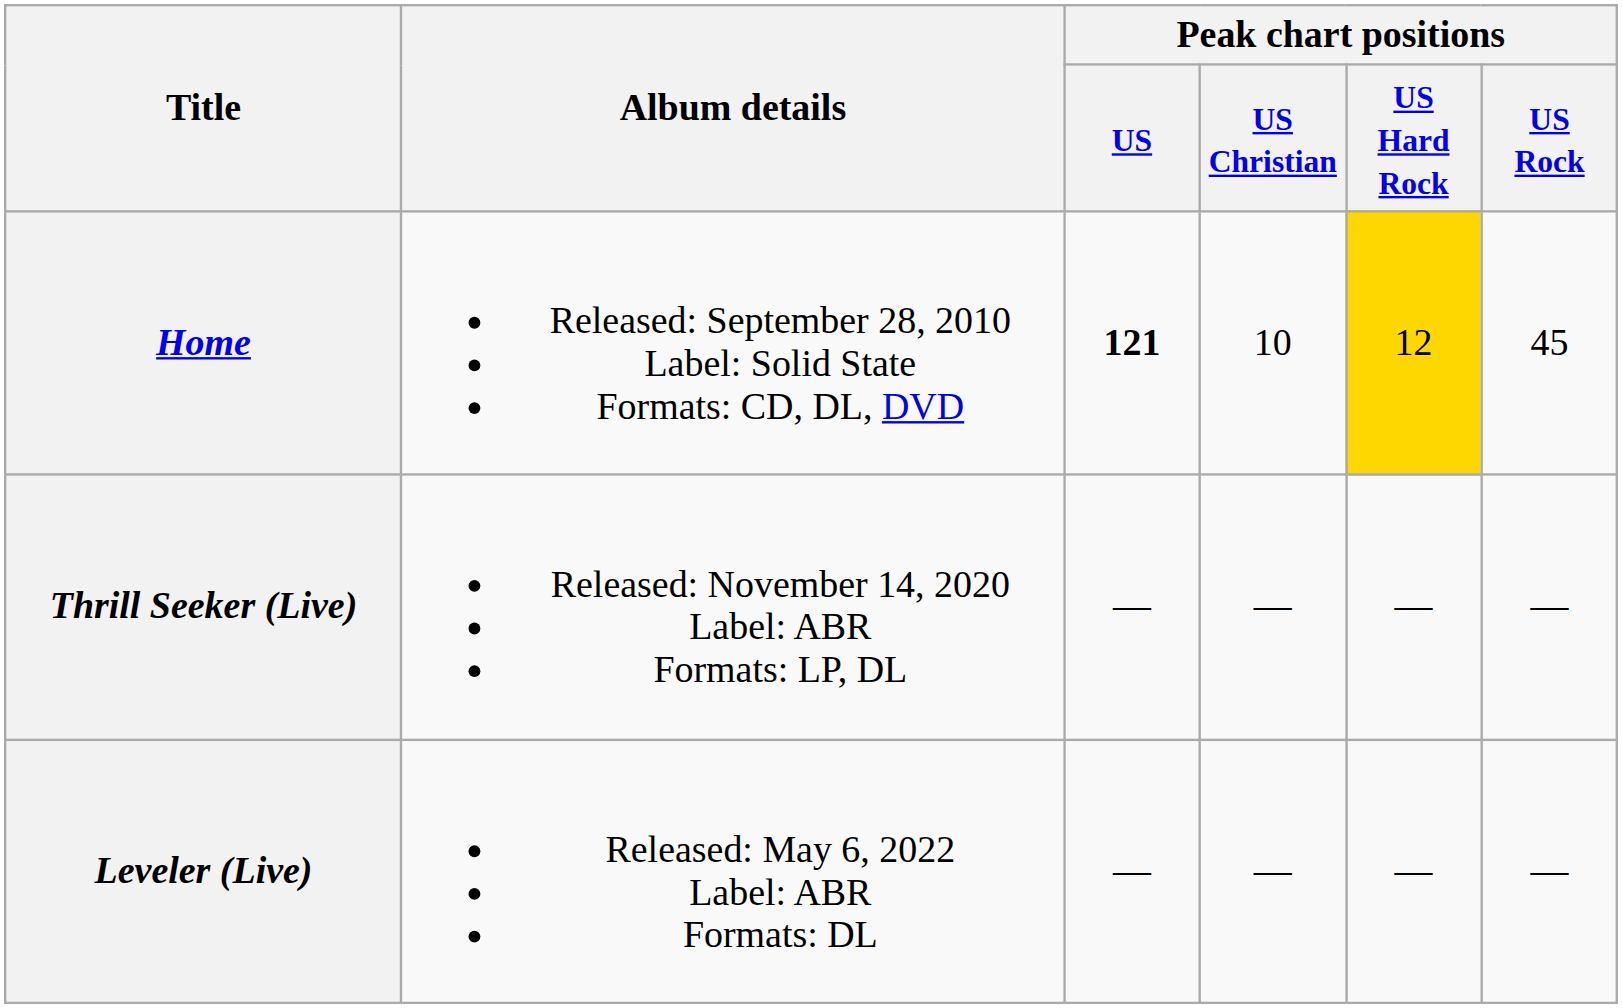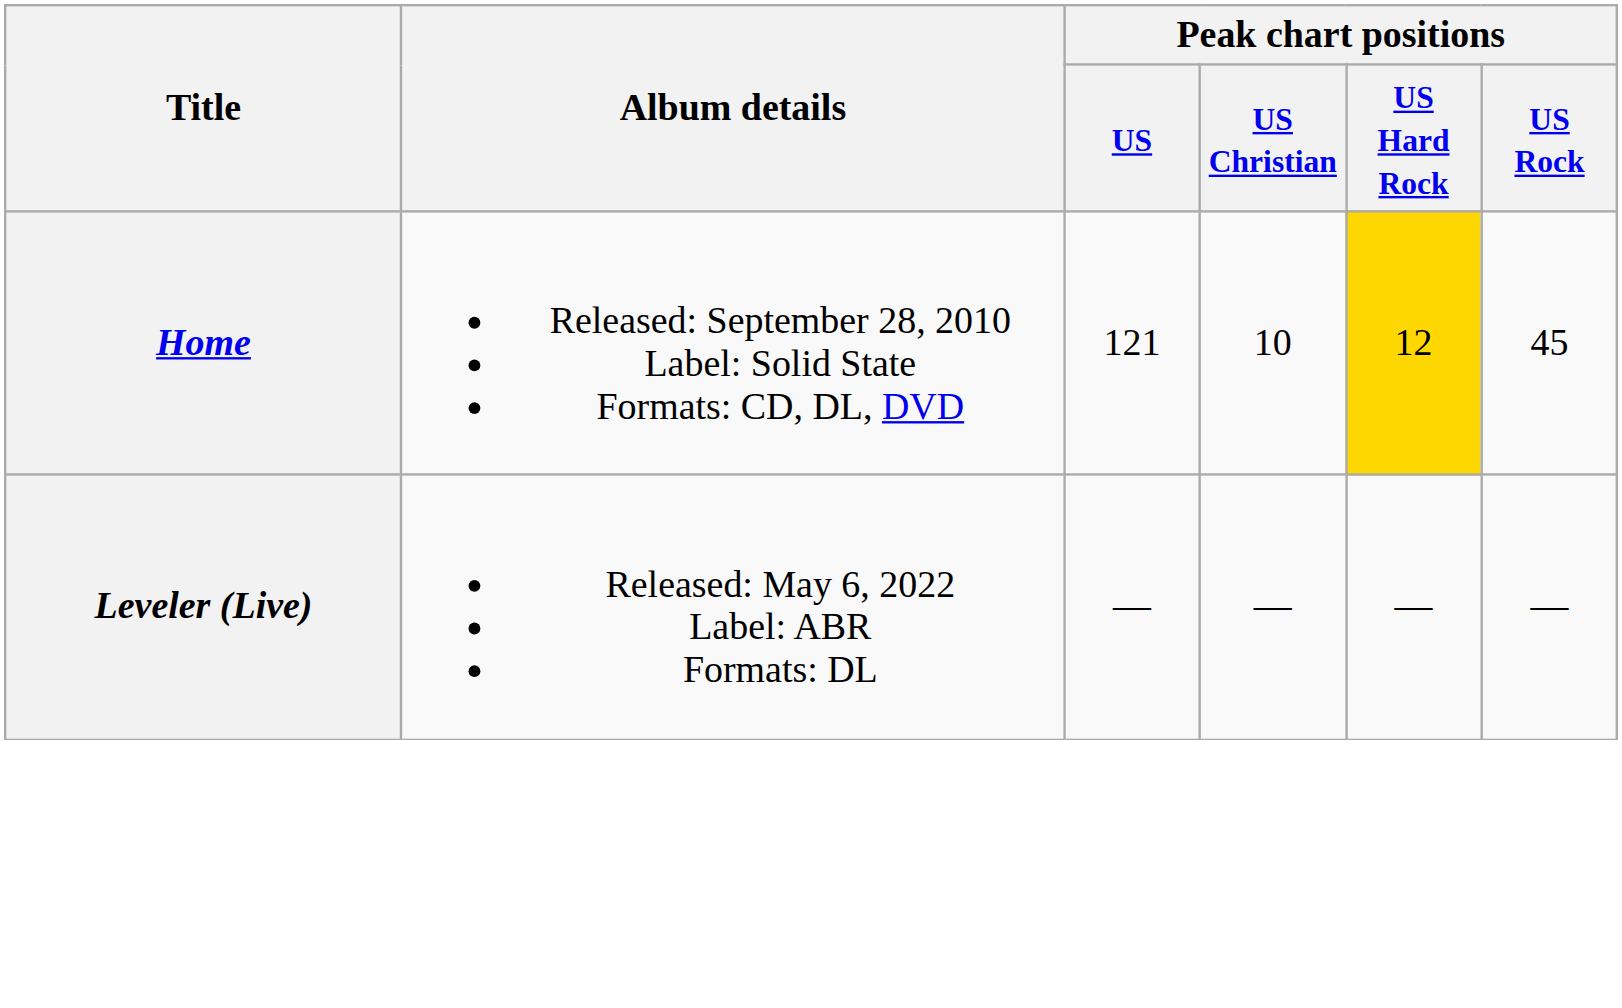(1132, 342) bold -> (1132, 342) normal
- row: (204, 606)
